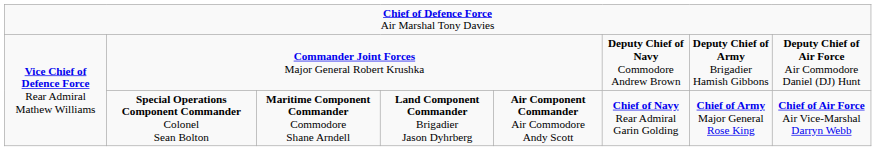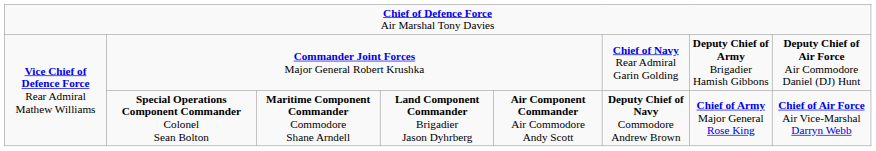(646, 62) Deputy Chief of Navy Commodore Andrew Brown -> (646, 62) Chief of Navy Rear Admiral Garin Golding
(646, 118) Chief of Navy Rear Admiral Garin Golding -> (646, 118) Deputy Chief of Navy Commodore Andrew Brown
